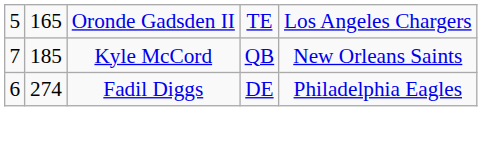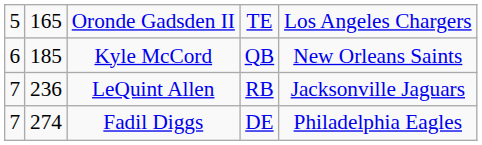(15, 55) 7 -> (15, 55) 6
+ row: (153, 88)
(15, 88) 6 -> (15, 122) 7
